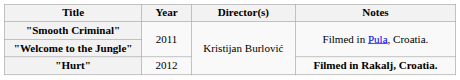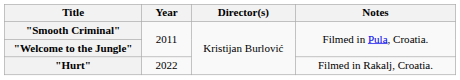(167, 65) 2012 -> (167, 65) 2022
(375, 65) bold -> (375, 65) normal
